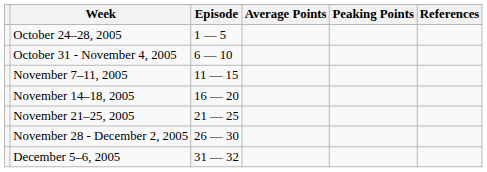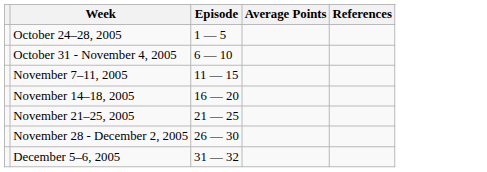- column: (373, 14)
